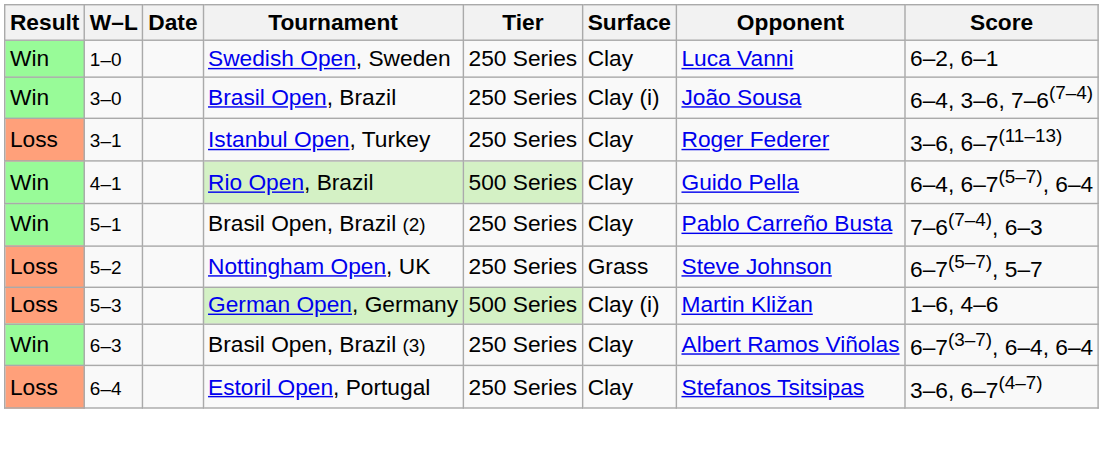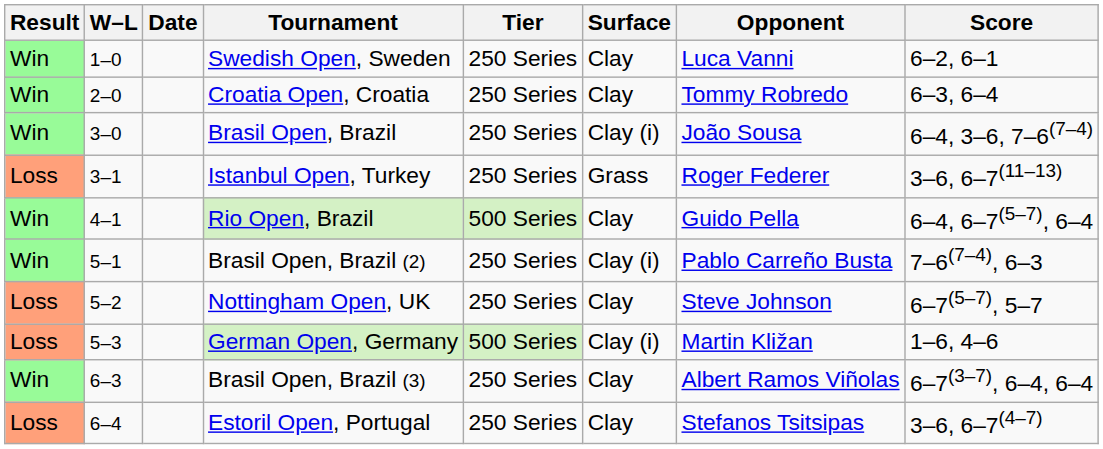+ row: (319, 94)
(610, 139) Clay -> (618, 175) Grass
(610, 224) Clay -> (624, 260) Clay (i)
(618, 266) Grass -> (610, 302) Clay
